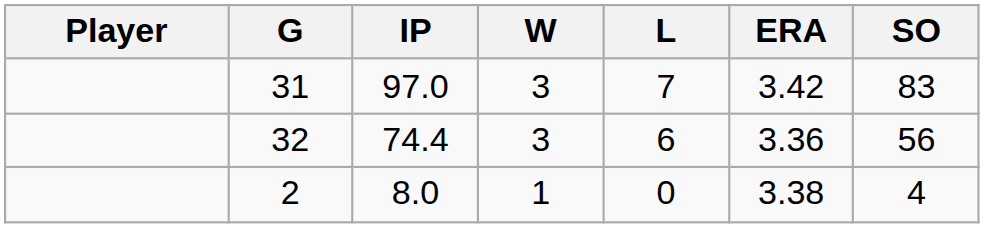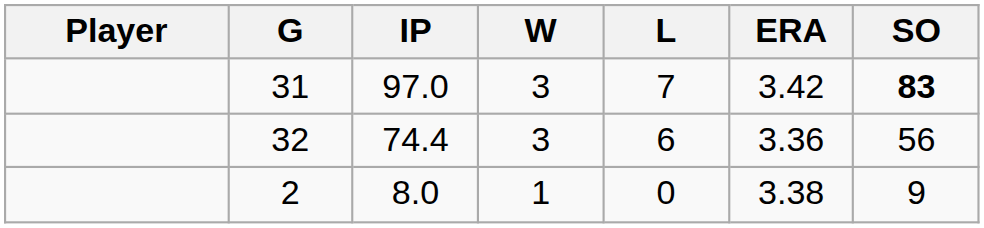(916, 85) normal -> (916, 85) bold
(916, 193) 4 -> (916, 193) 9
